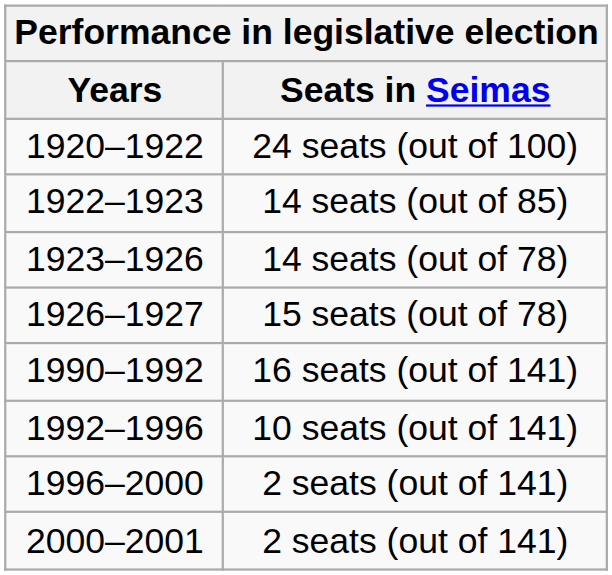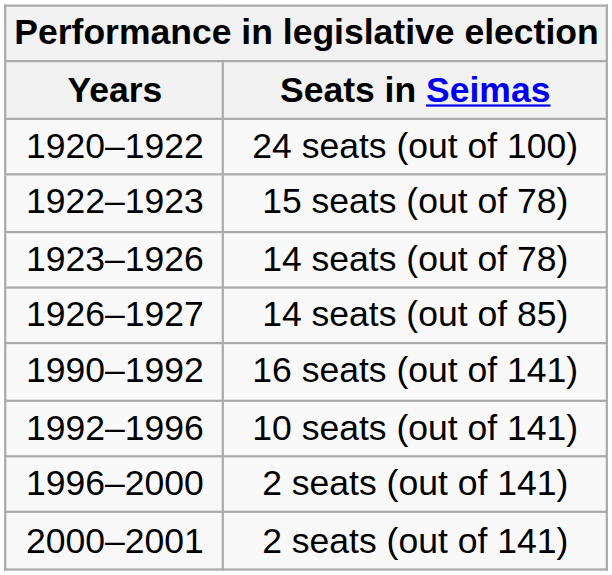(415, 202) 14 seats (out of 85) -> (415, 202) 15 seats (out of 78)
(415, 314) 15 seats (out of 78) -> (415, 314) 14 seats (out of 85)
